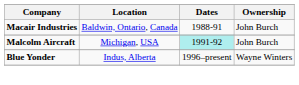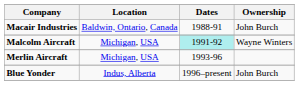(257, 42) John Burch -> (264, 42) Wayne Winters
+ row: (37, 58)
(264, 58) Wayne Winters -> (257, 73) John Burch
